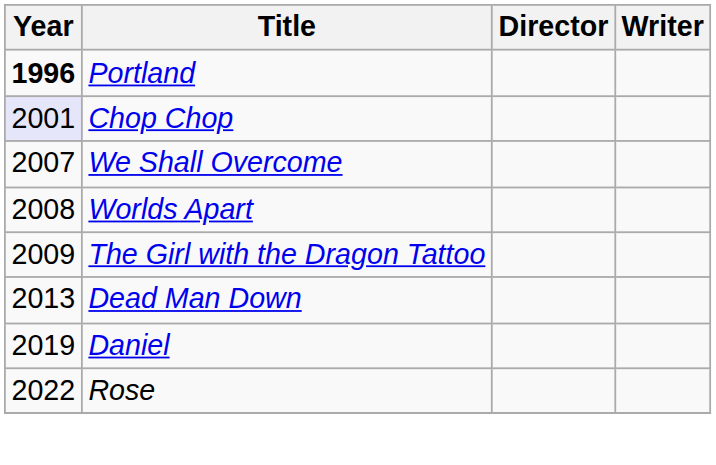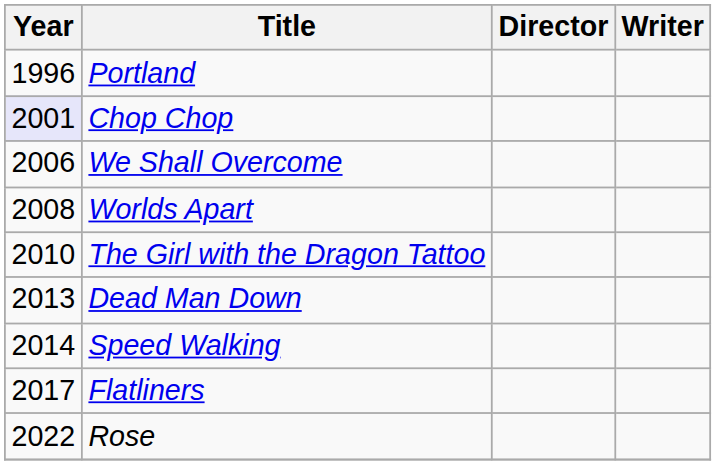(43, 72) bold -> (43, 72) normal
(43, 163) 2007 -> (43, 163) 2006
(43, 254) 2009 -> (43, 254) 2010
+ row: (184, 345)
+ row: (147, 390)
- row: (129, 345)
